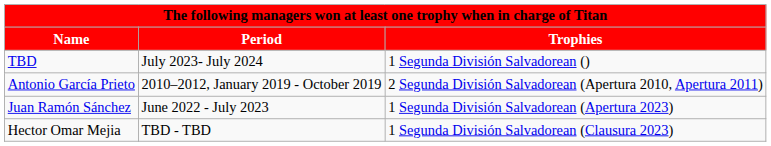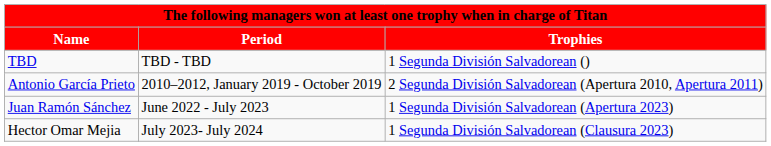(202, 61) July 2023- July 2024 -> (176, 61) TBD - TBD
(176, 130) TBD - TBD -> (202, 130) July 2023- July 2024
